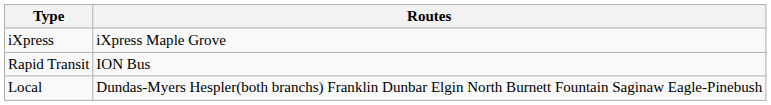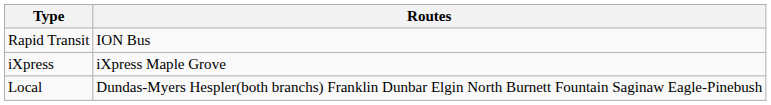rows swapped: (49, 64) <-> (31, 40)
